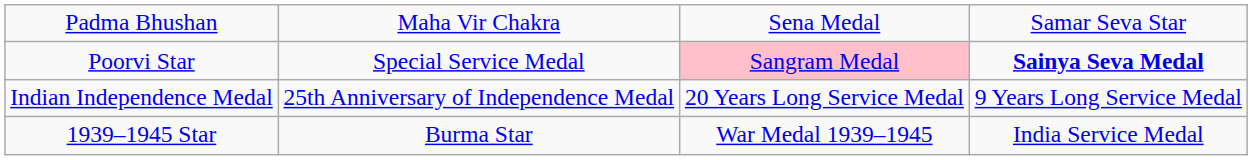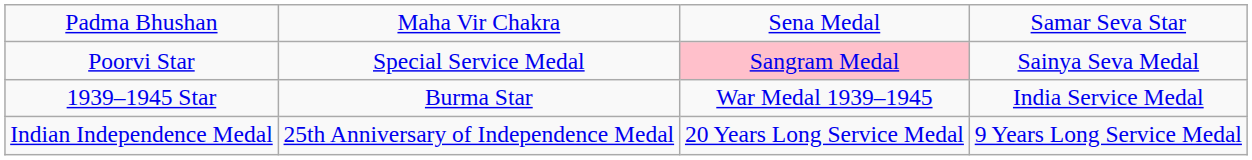(1108, 60) bold -> (1108, 60) normal
rows swapped: (141, 97) <-> (141, 135)
